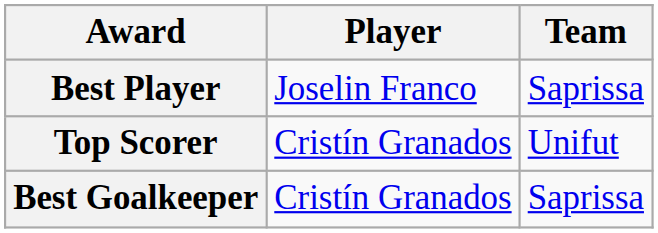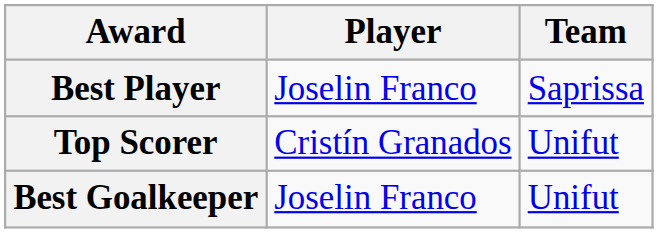(393, 198) Cristín Granados -> (376, 198) Joselin Franco
(586, 198) Saprissa -> (573, 198) Unifut
